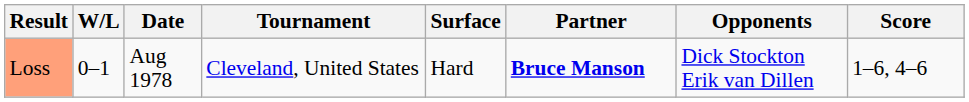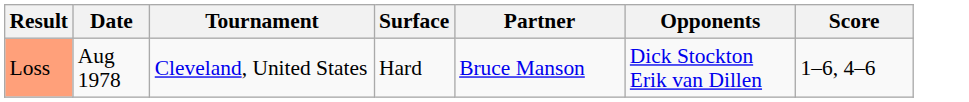- column: (99, 21)
(578, 67) bold -> (522, 67) normal
